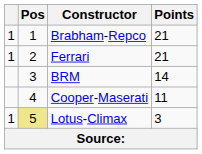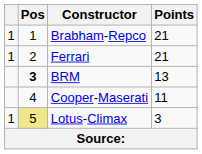(33, 77) normal -> (33, 77) bold
(161, 77) 14 -> (161, 77) 13
